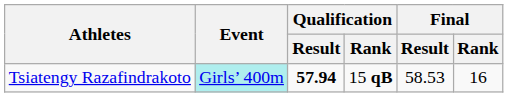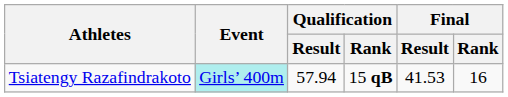(316, 77) bold -> (316, 77) normal
(425, 77) 58.53 -> (425, 77) 41.53
